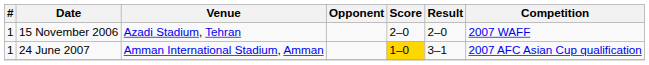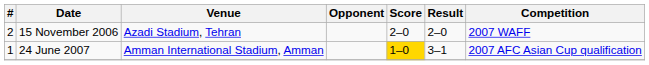(10, 32) 1 -> (10, 32) 2
